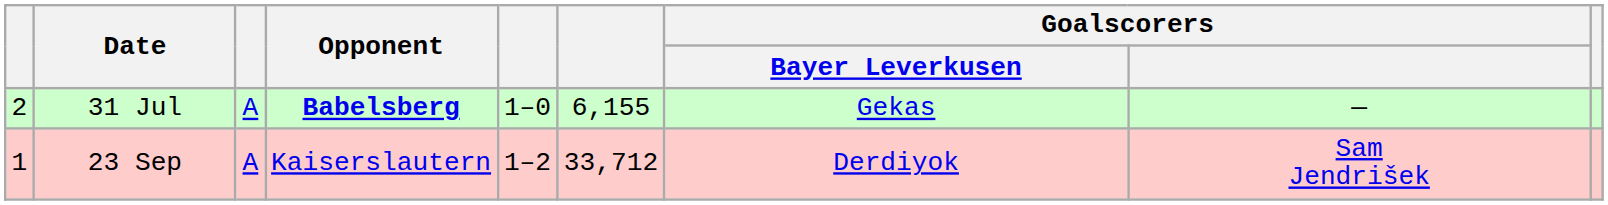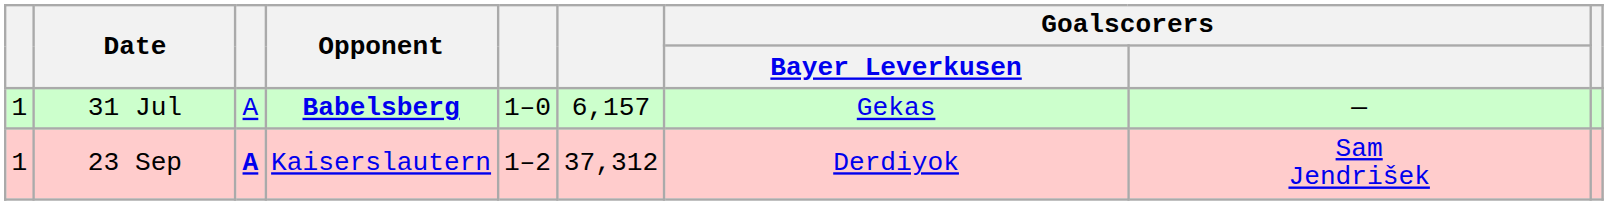(19, 108) 2 -> (19, 108) 1
(611, 108) 6,155 -> (611, 108) 6,157
(250, 164) normal -> (250, 164) bold
(611, 164) 33,712 -> (611, 164) 37,312
